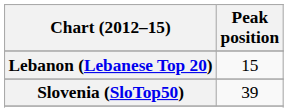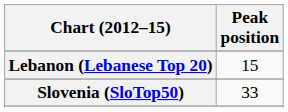(250, 92) 39 -> (250, 92) 33
